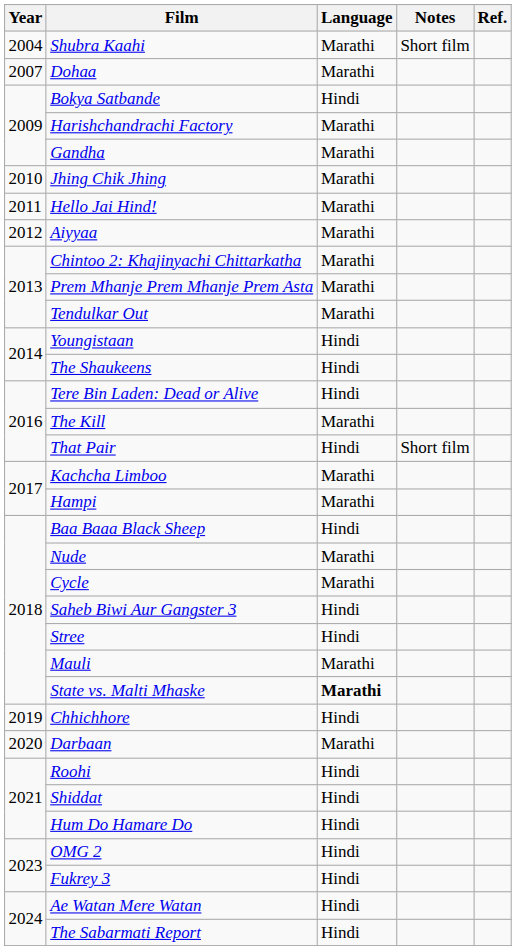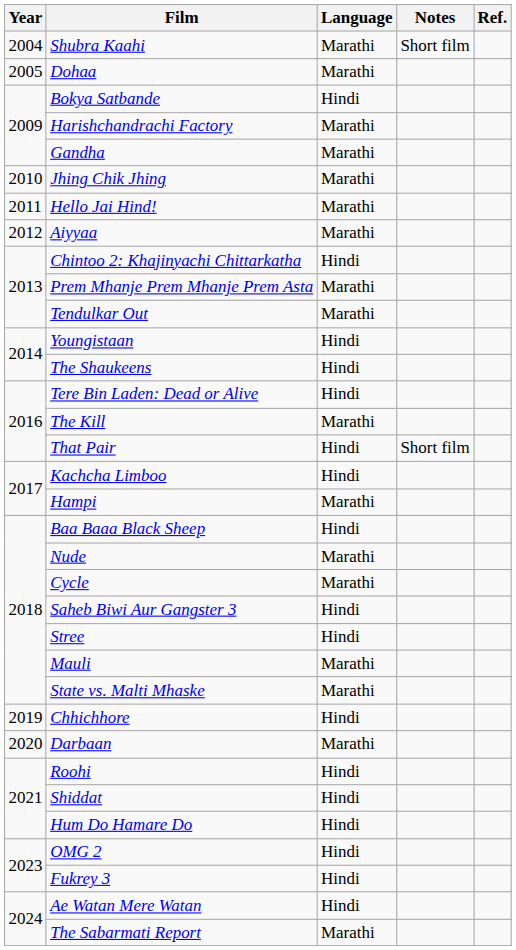(25, 71) 2007 -> (25, 71) 2005
(348, 260) Marathi -> (340, 260) Hindi
(348, 475) Marathi -> (340, 475) Hindi
(351, 690) bold -> (348, 690) normal
(340, 932) Hindi -> (348, 932) Marathi
